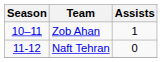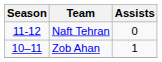rows swapped: (76, 31) <-> (81, 48)
